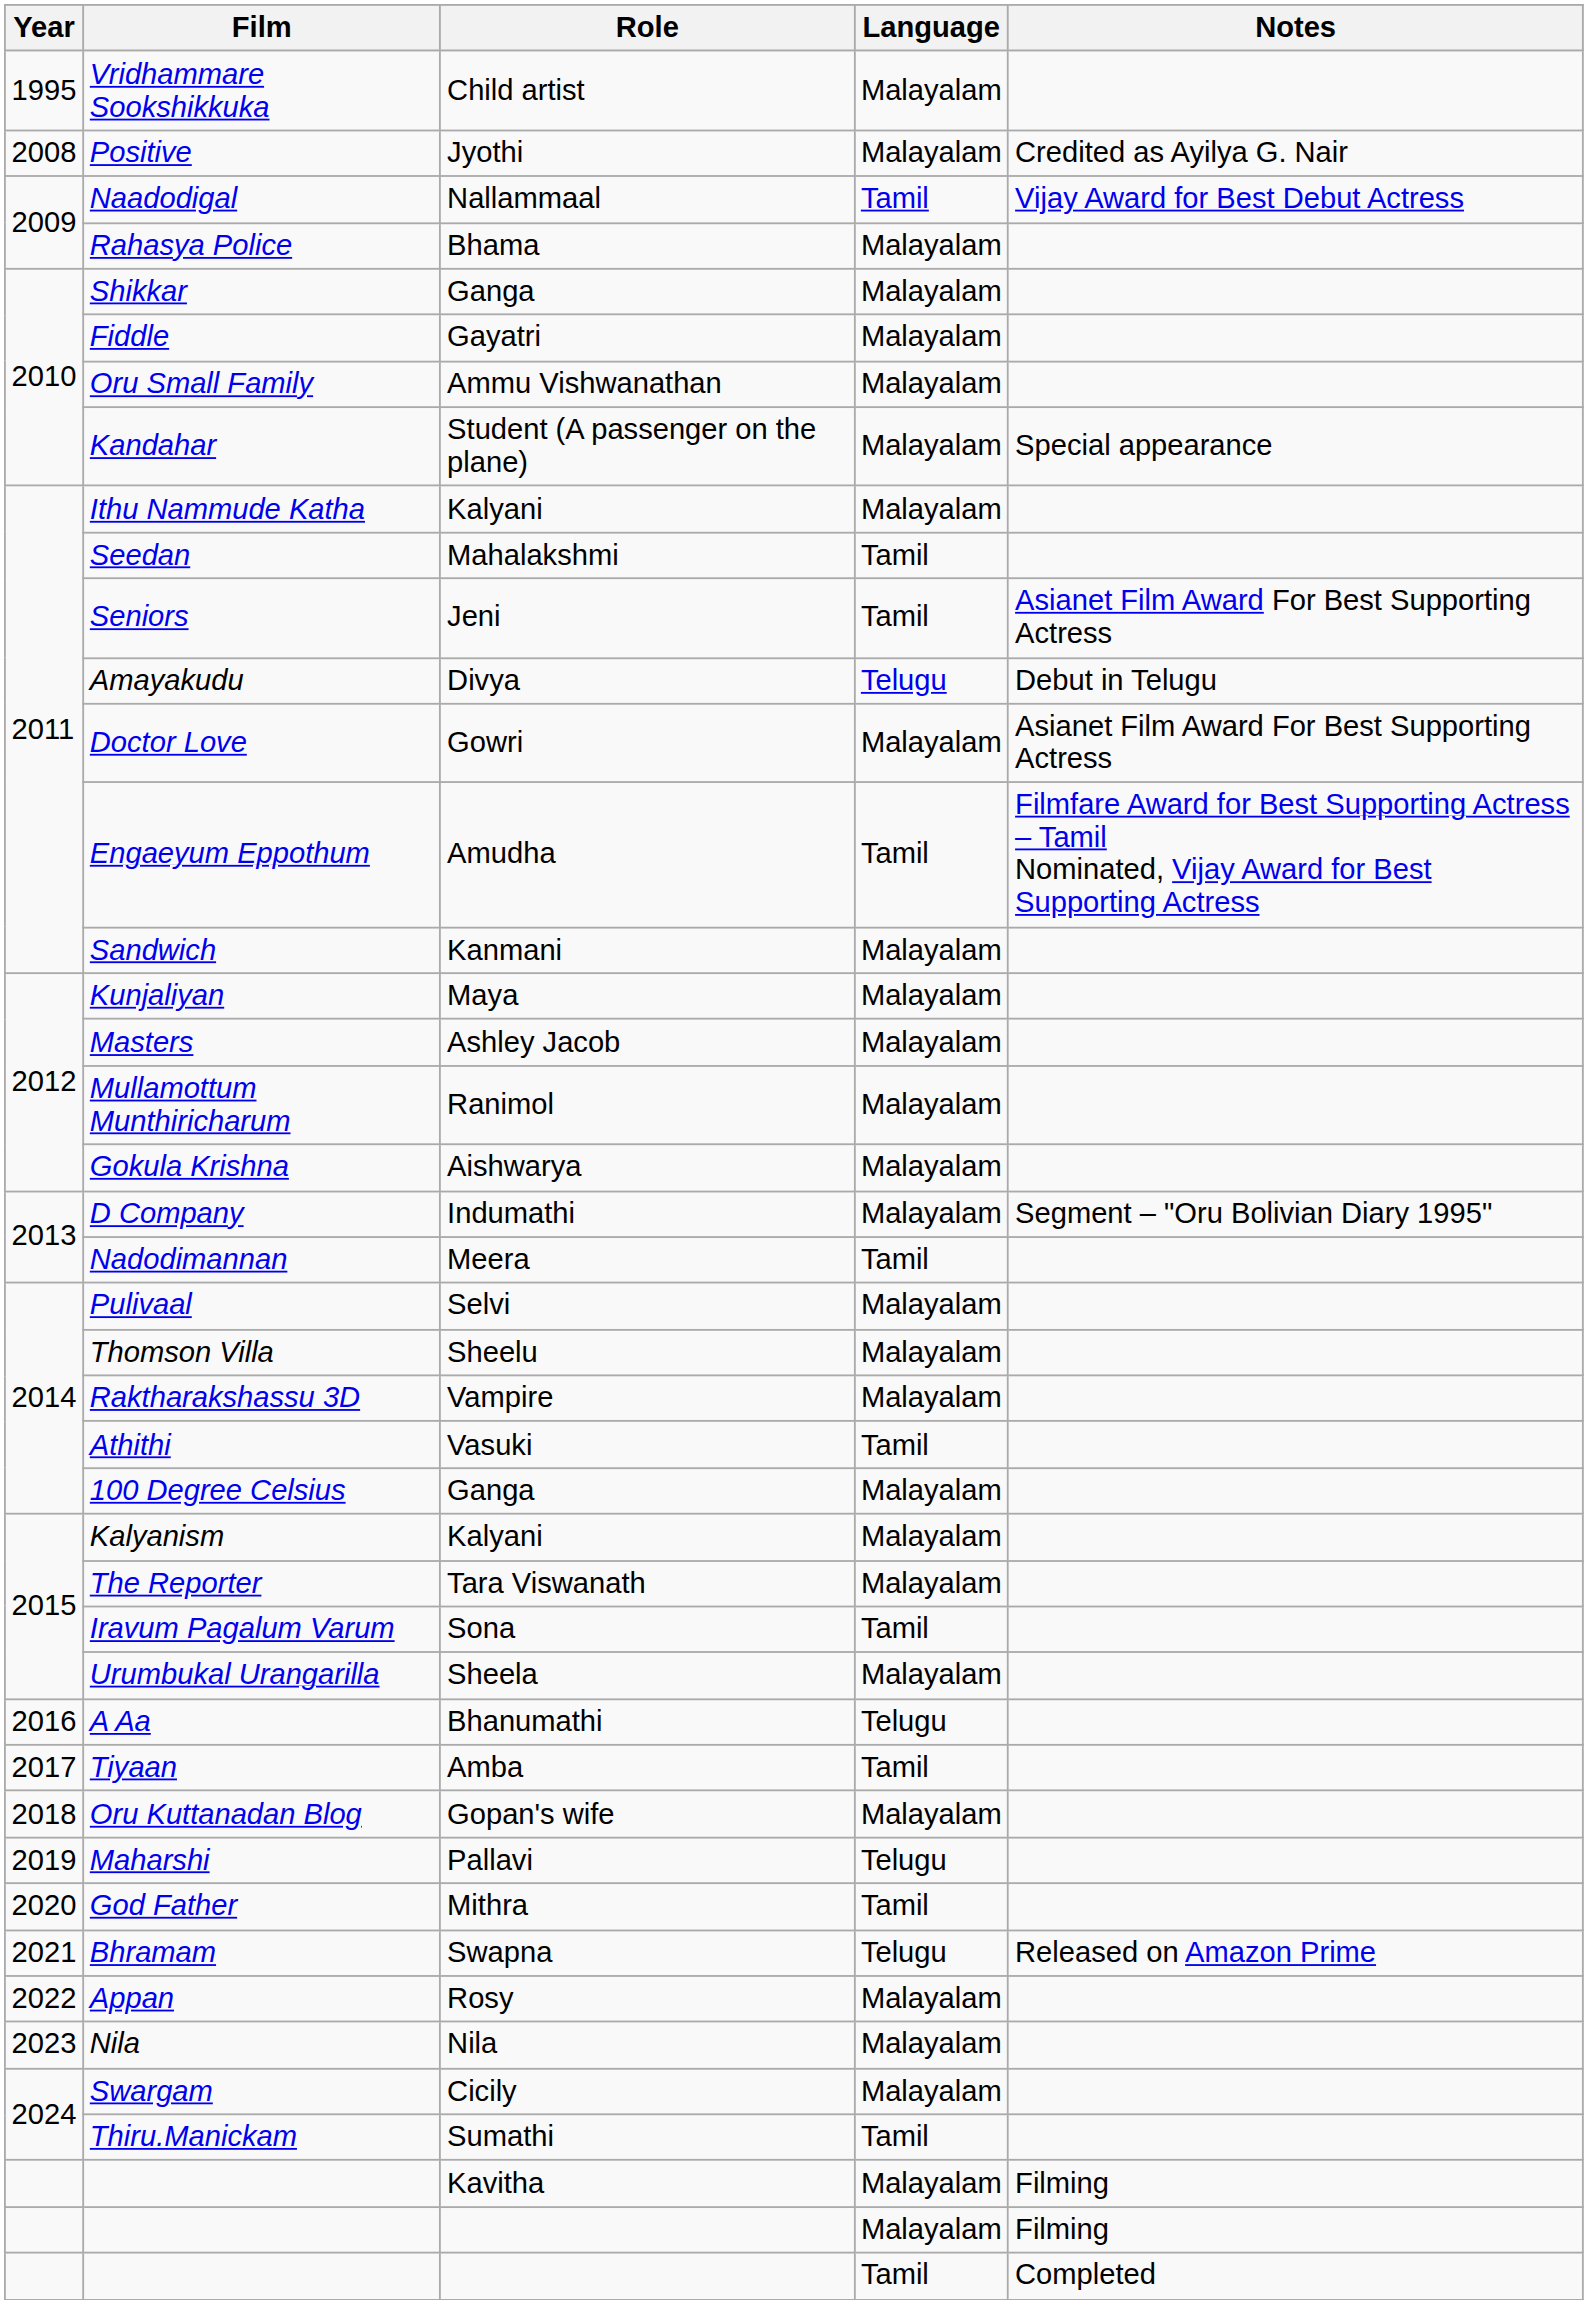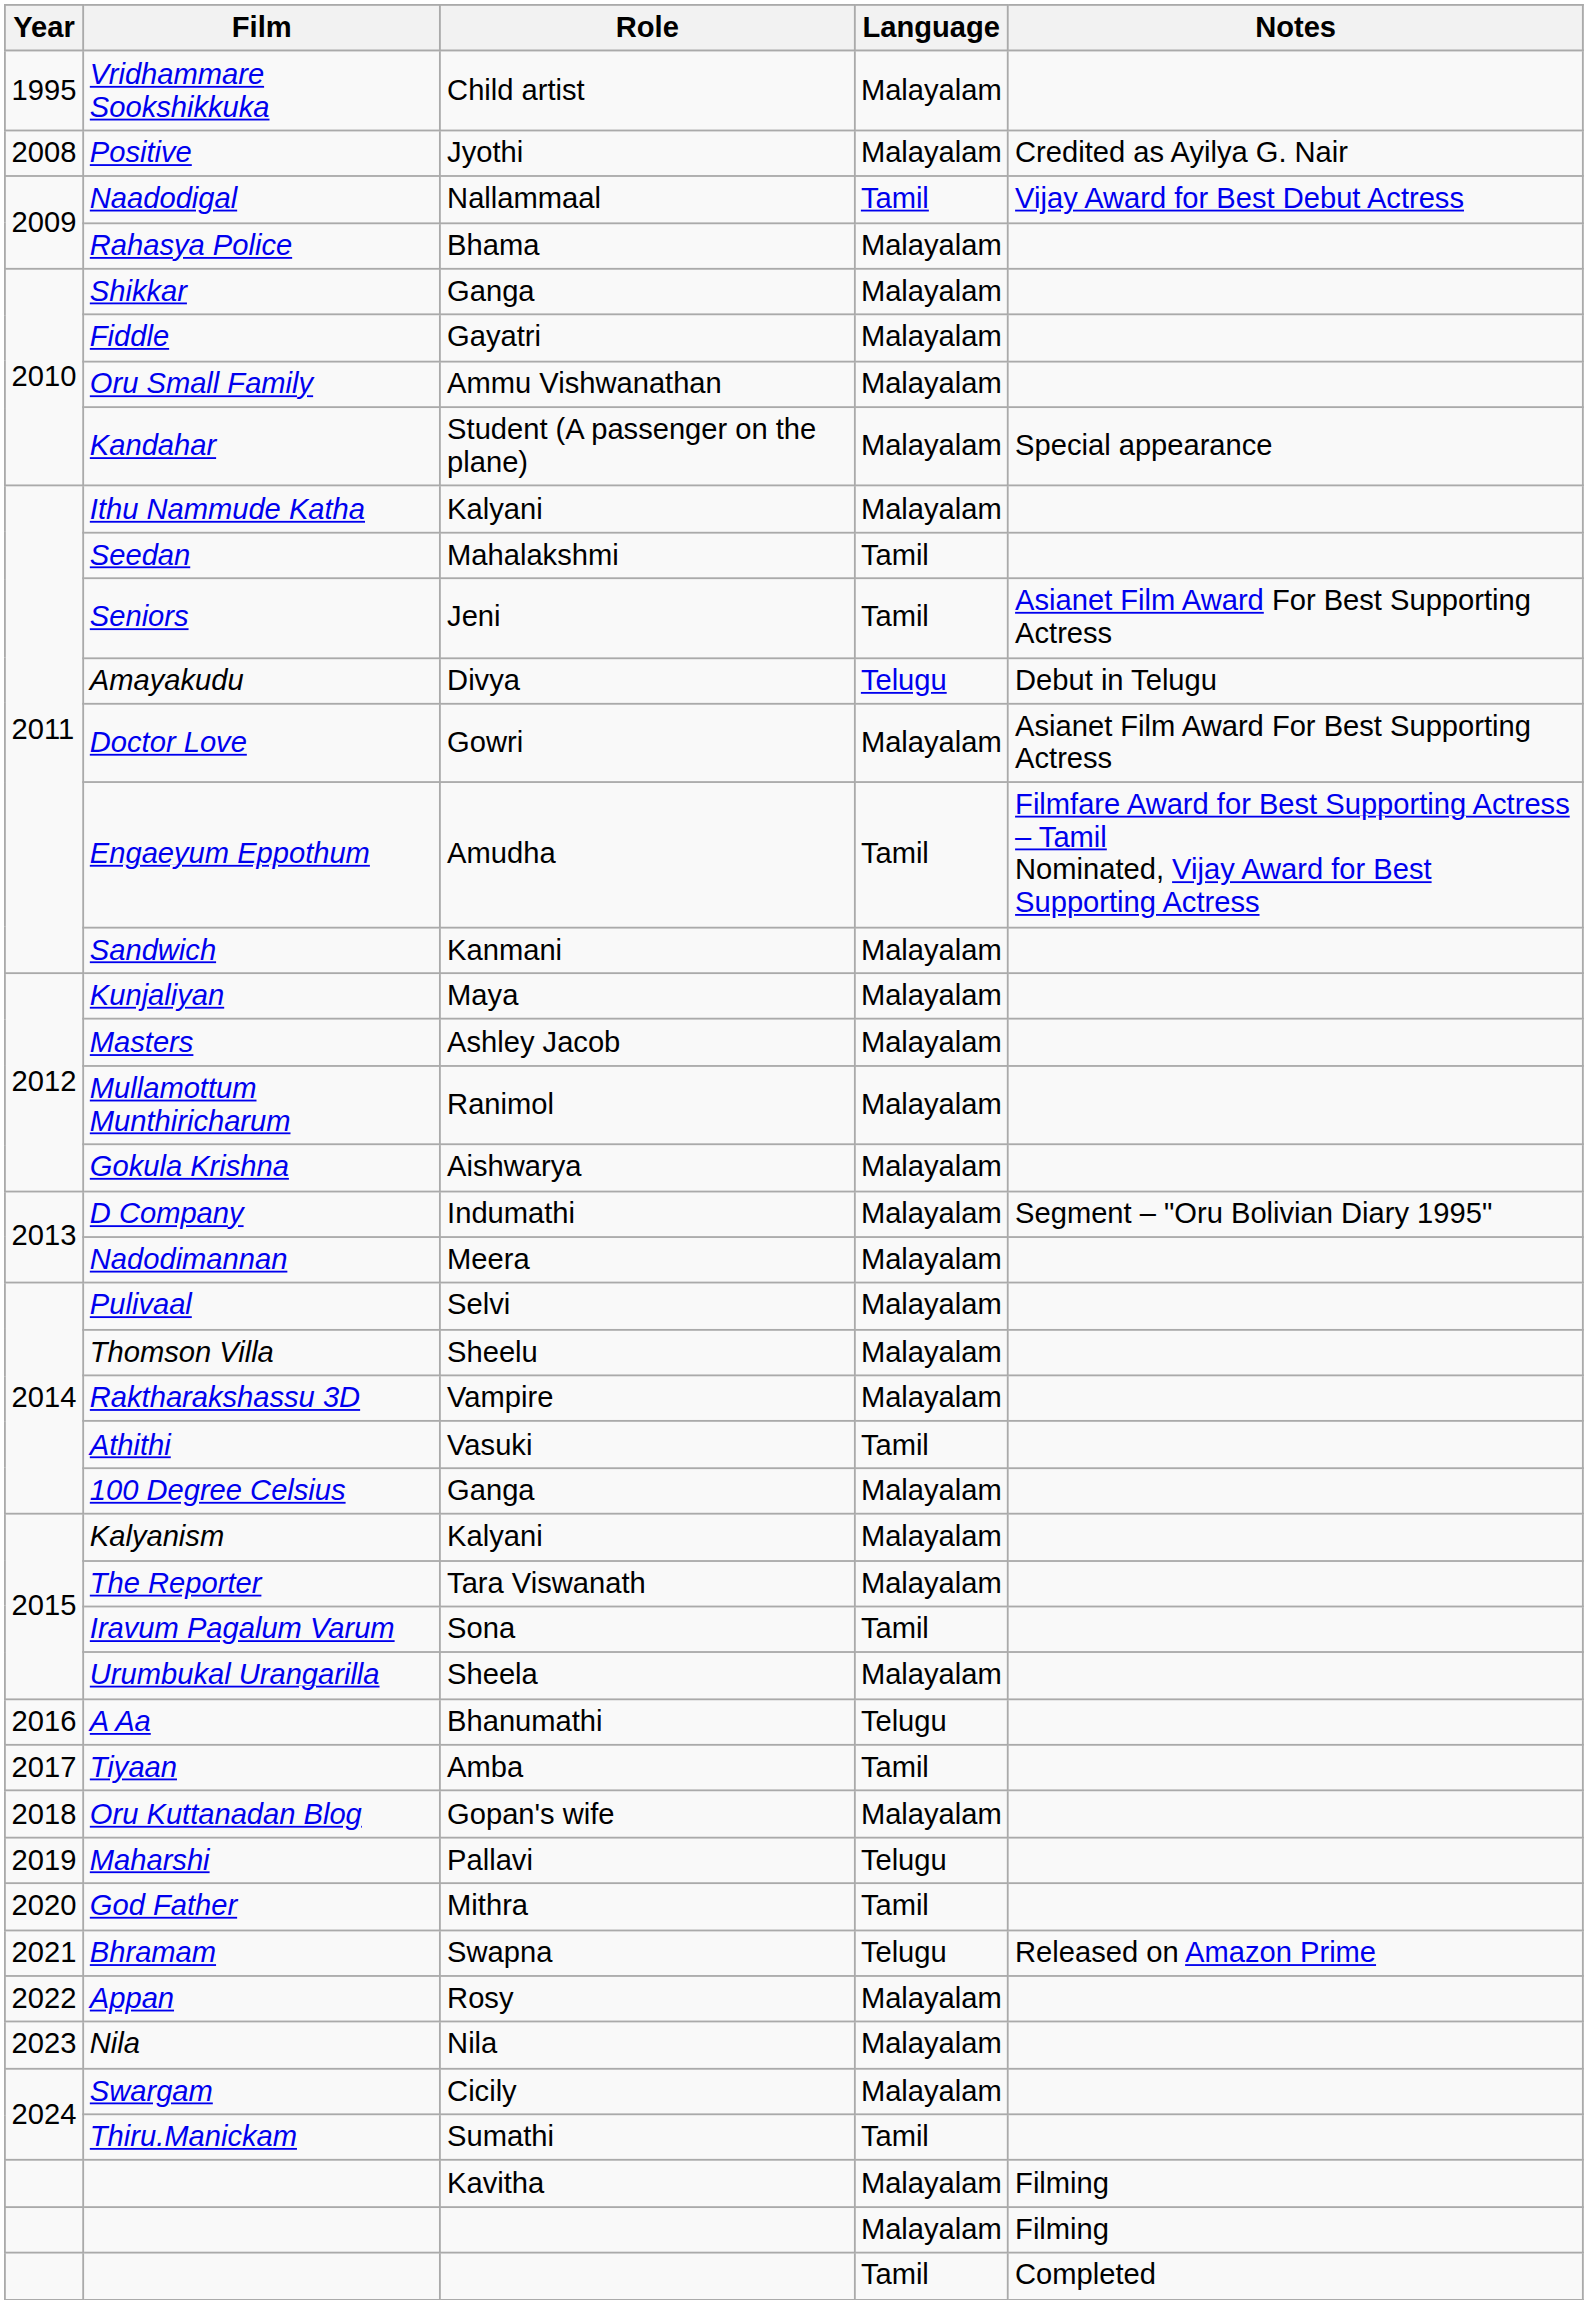(895, 1259) Tamil -> (931, 1259) Malayalam
